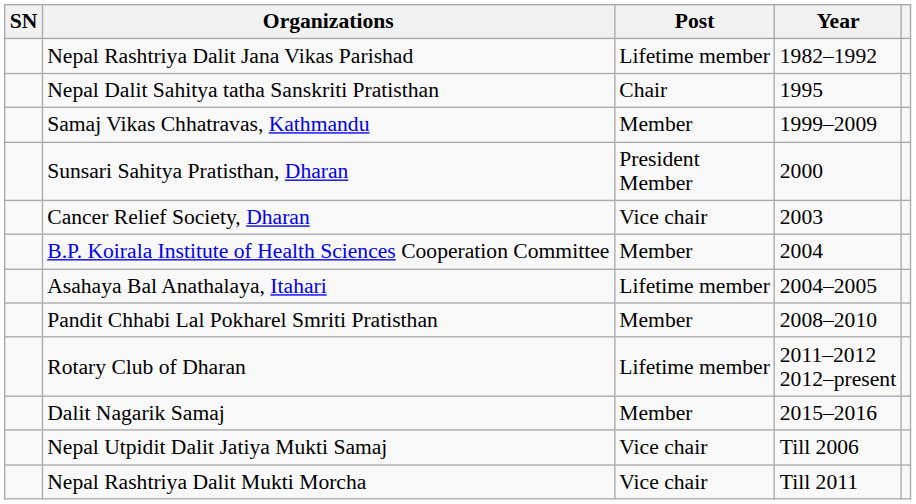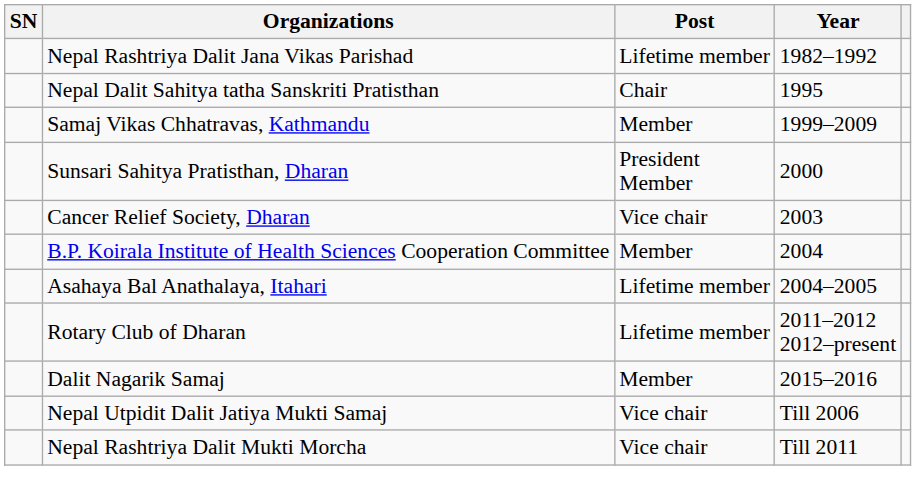- row: (243, 319)
